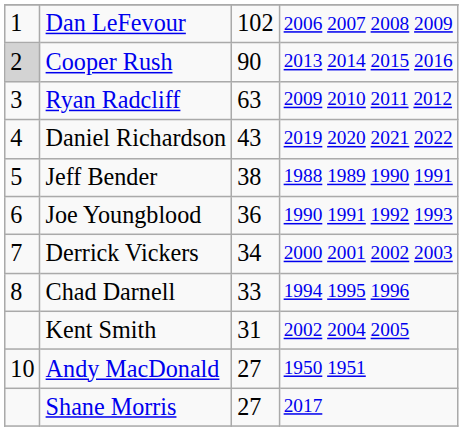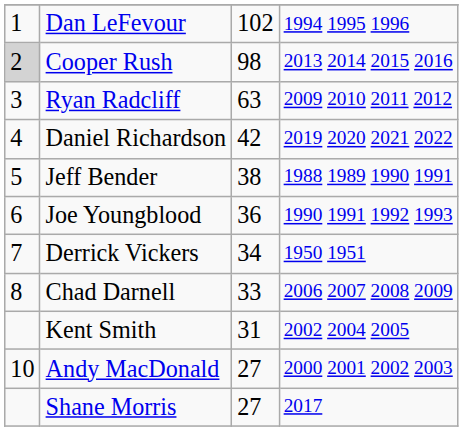(368, 23) 2006 2007 2008 2009 -> (346, 23) 1994 1995 1996
(249, 61) 90 -> (249, 61) 98
(249, 138) 43 -> (249, 138) 42
(368, 253) 2000 2001 2002 2003 -> (325, 253) 1950 1951
(346, 291) 1994 1995 1996 -> (368, 291) 2006 2007 2008 2009
(325, 368) 1950 1951 -> (368, 368) 2000 2001 2002 2003
